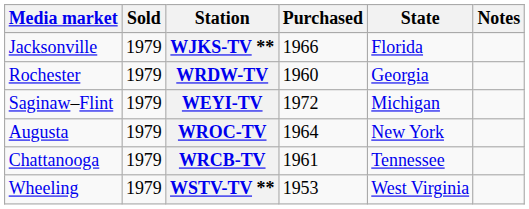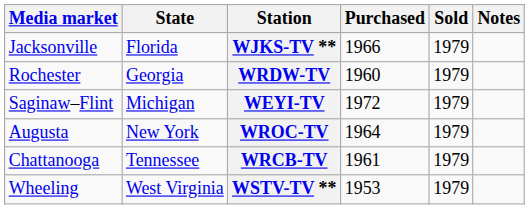columns swapped: (420, 18) <-> (144, 18)
